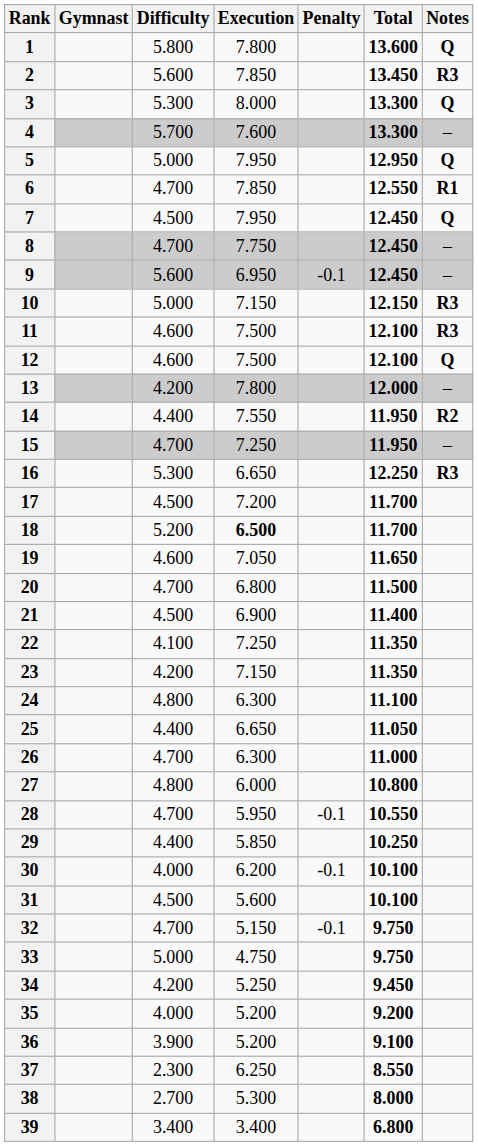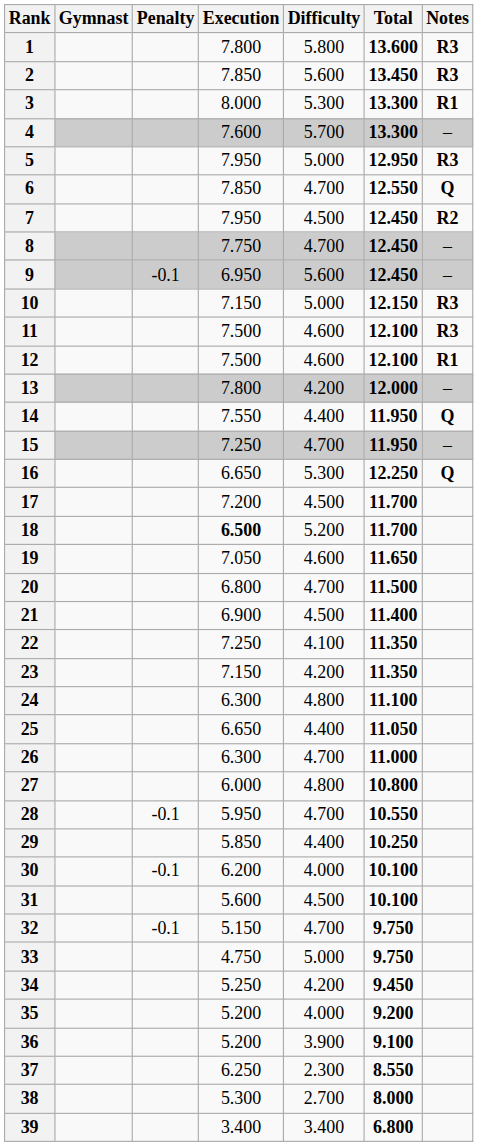columns swapped: (173, 18) <-> (331, 18)
(448, 47) Q -> (448, 47) R3
(448, 103) Q -> (448, 103) R1
(448, 160) Q -> (448, 160) R3
(448, 189) R1 -> (448, 189) Q
(448, 217) Q -> (448, 217) R2
(448, 359) Q -> (448, 359) R1
(448, 416) R2 -> (448, 416) Q
(448, 473) R3 -> (448, 473) Q
